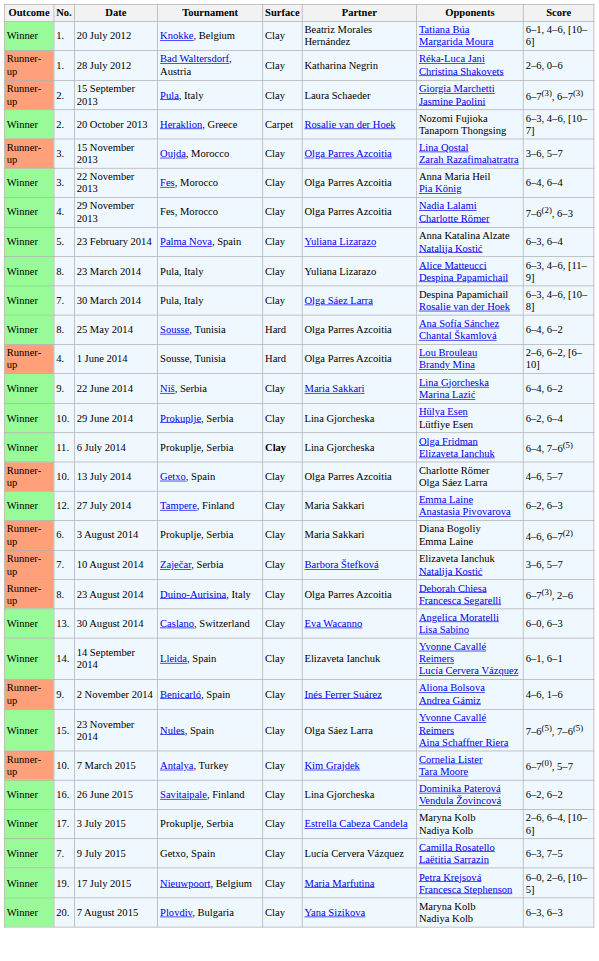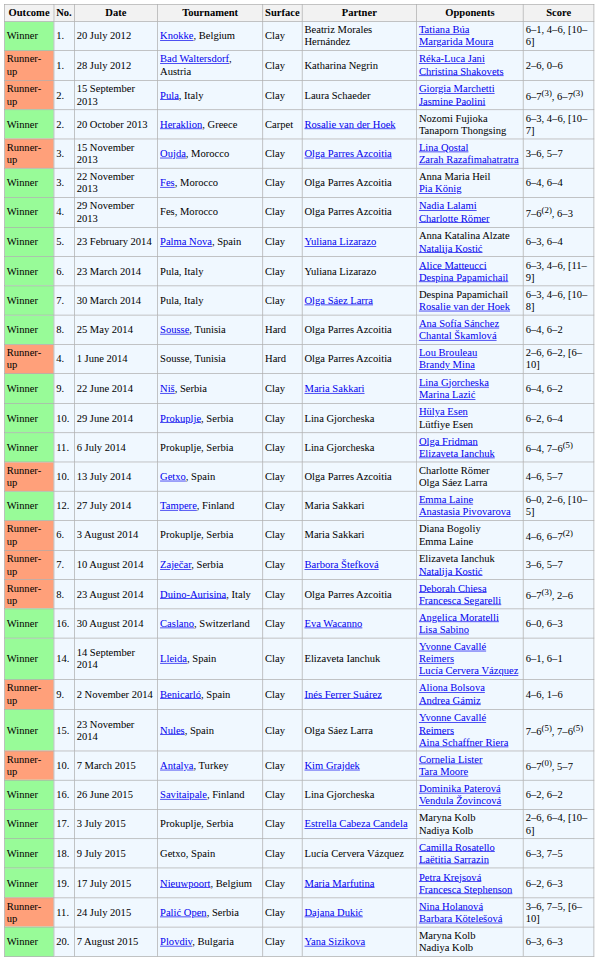(60, 270) 8. -> (60, 270) 6.
(276, 446) bold -> (275, 446) normal
(544, 505) 6–2, 6–3 -> (557, 505) 6–0, 2–6, [10–5]
(63, 623) 13. -> (63, 623) 16.
(60, 853) 7. -> (63, 853) 18.
(557, 882) 6–0, 2–6, [10–5] -> (544, 882) 6–2, 6–3
+ row: (104, 911)
